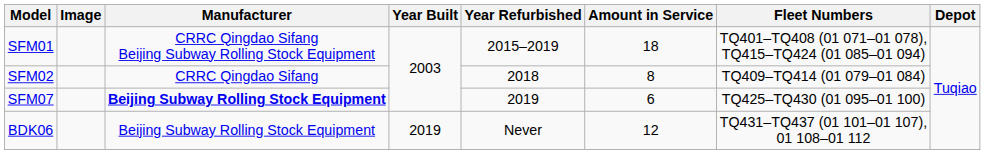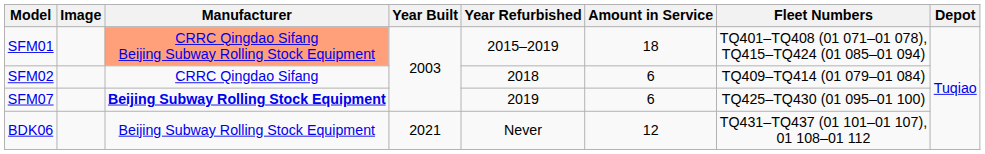(247, 46) no background -> (247, 46) lightsalmon background
(651, 76) 8 -> (651, 76) 6
(425, 130) 2019 -> (425, 130) 2021
